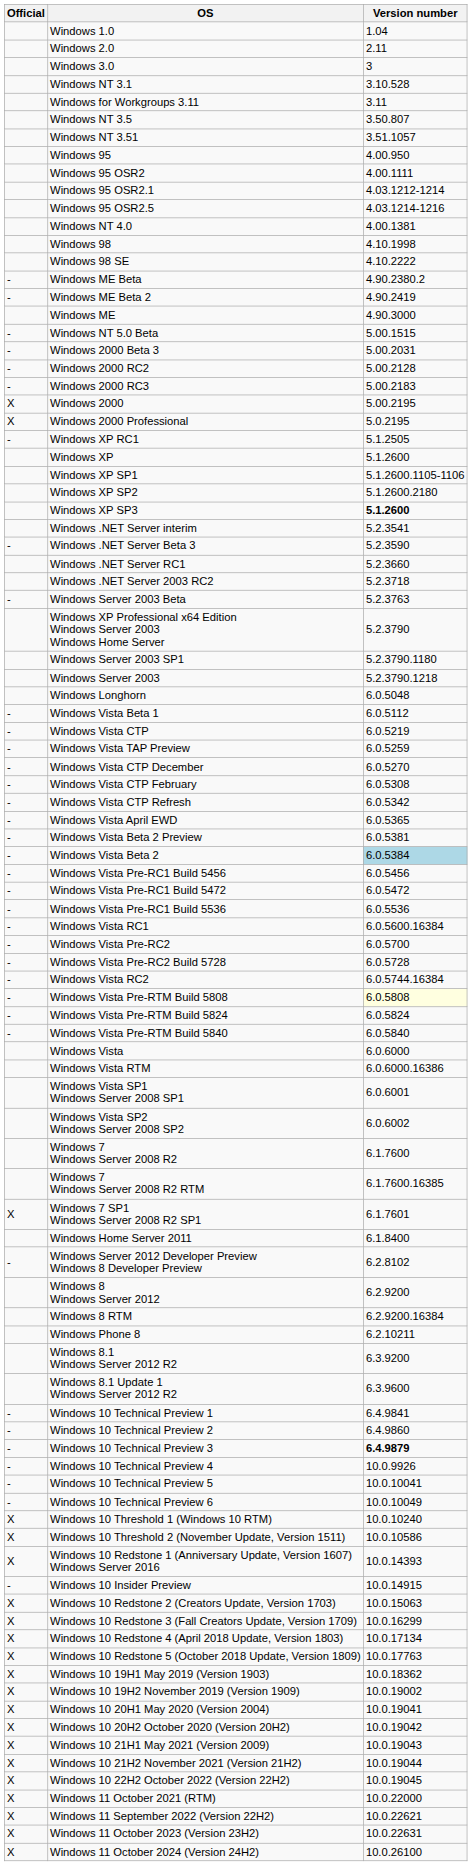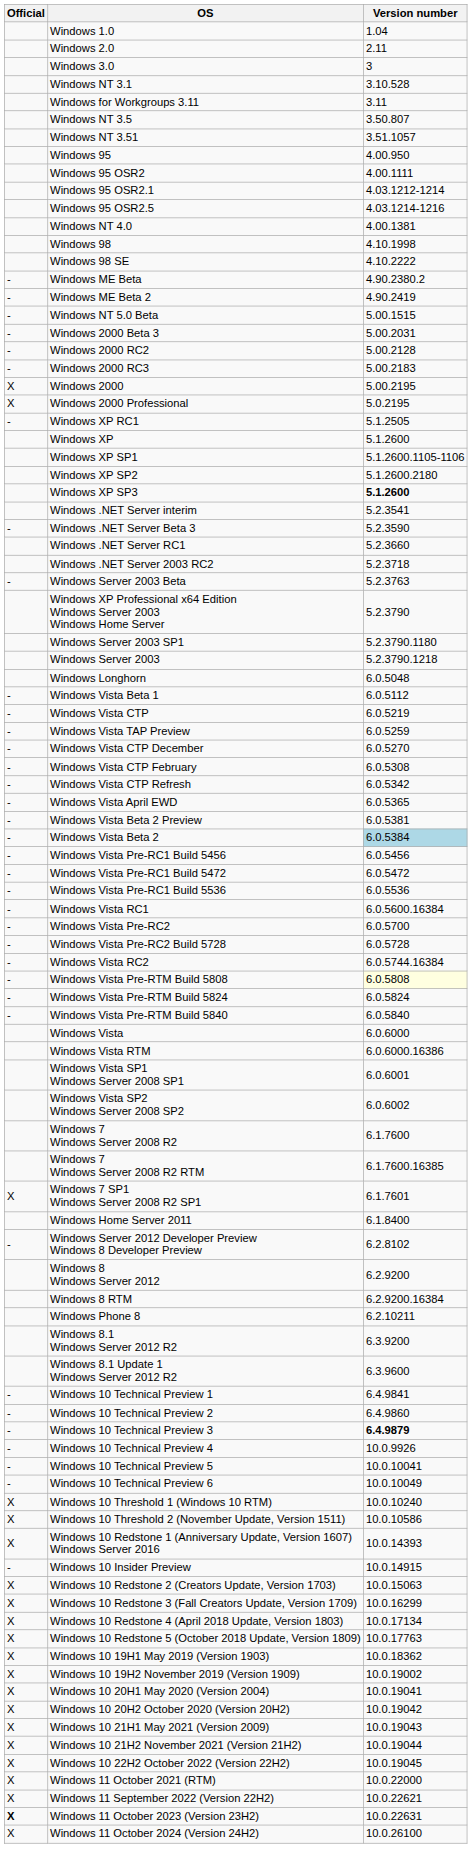- row: (83, 315)
(11, 1834) normal -> (11, 1816) bold
